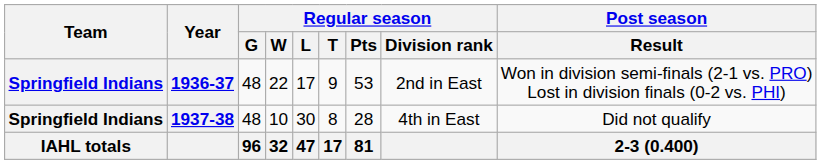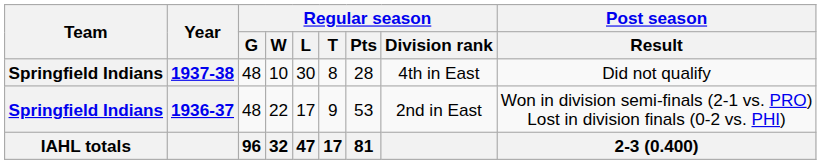rows swapped: (203, 82) <-> (203, 119)
